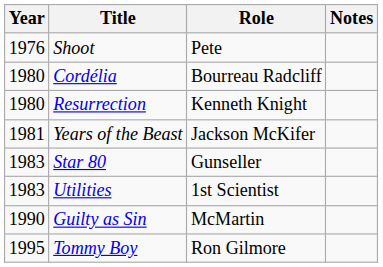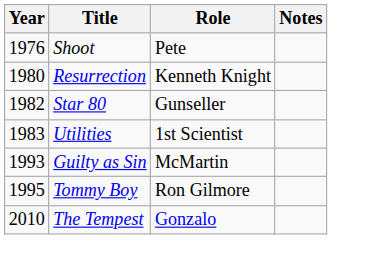- row: (85, 76)
- row: (118, 133)
(27, 162) 1983 -> (27, 104) 1982
(27, 219) 1990 -> (27, 162) 1993
+ row: (98, 219)
